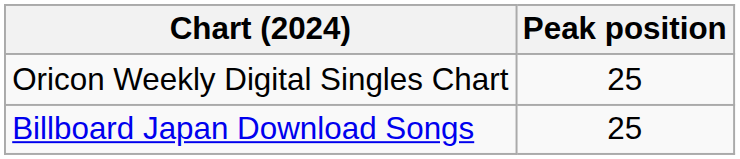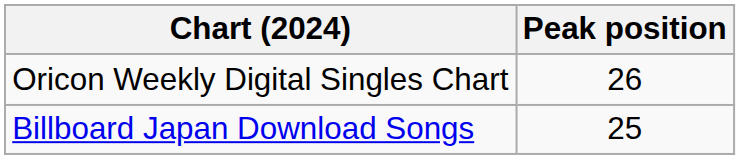(625, 79) 25 -> (625, 79) 26
